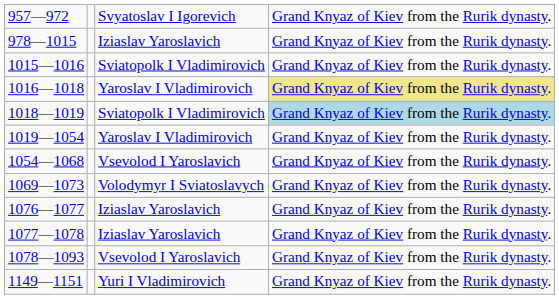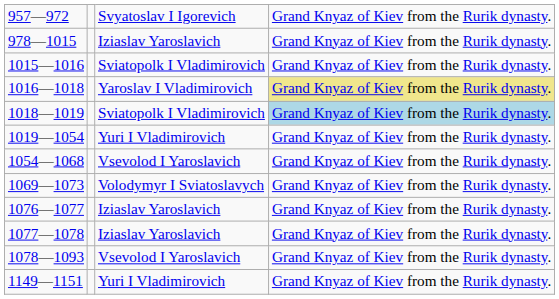(175, 137) Yaroslav I Vladimirovich -> (162, 137) Yuri I Vladimirovich
